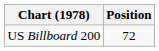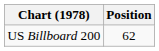(129, 35) 72 -> (129, 35) 62
